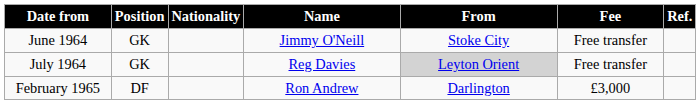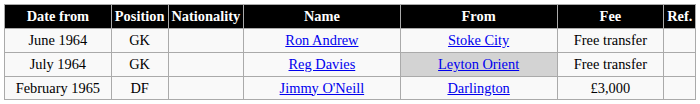(322, 40) Jimmy O'Neill -> (322, 40) Ron Andrew
(322, 88) Ron Andrew -> (322, 88) Jimmy O'Neill
